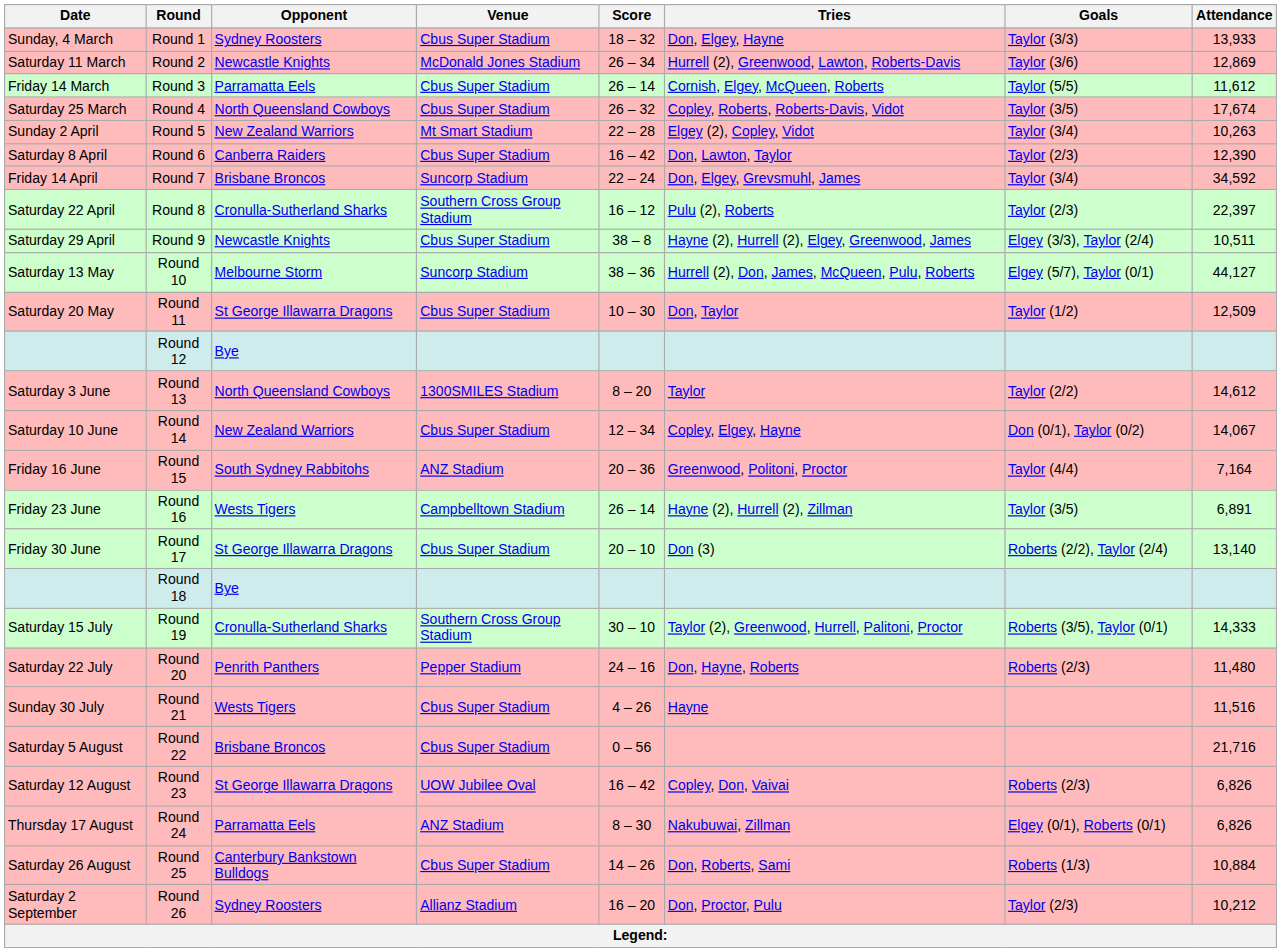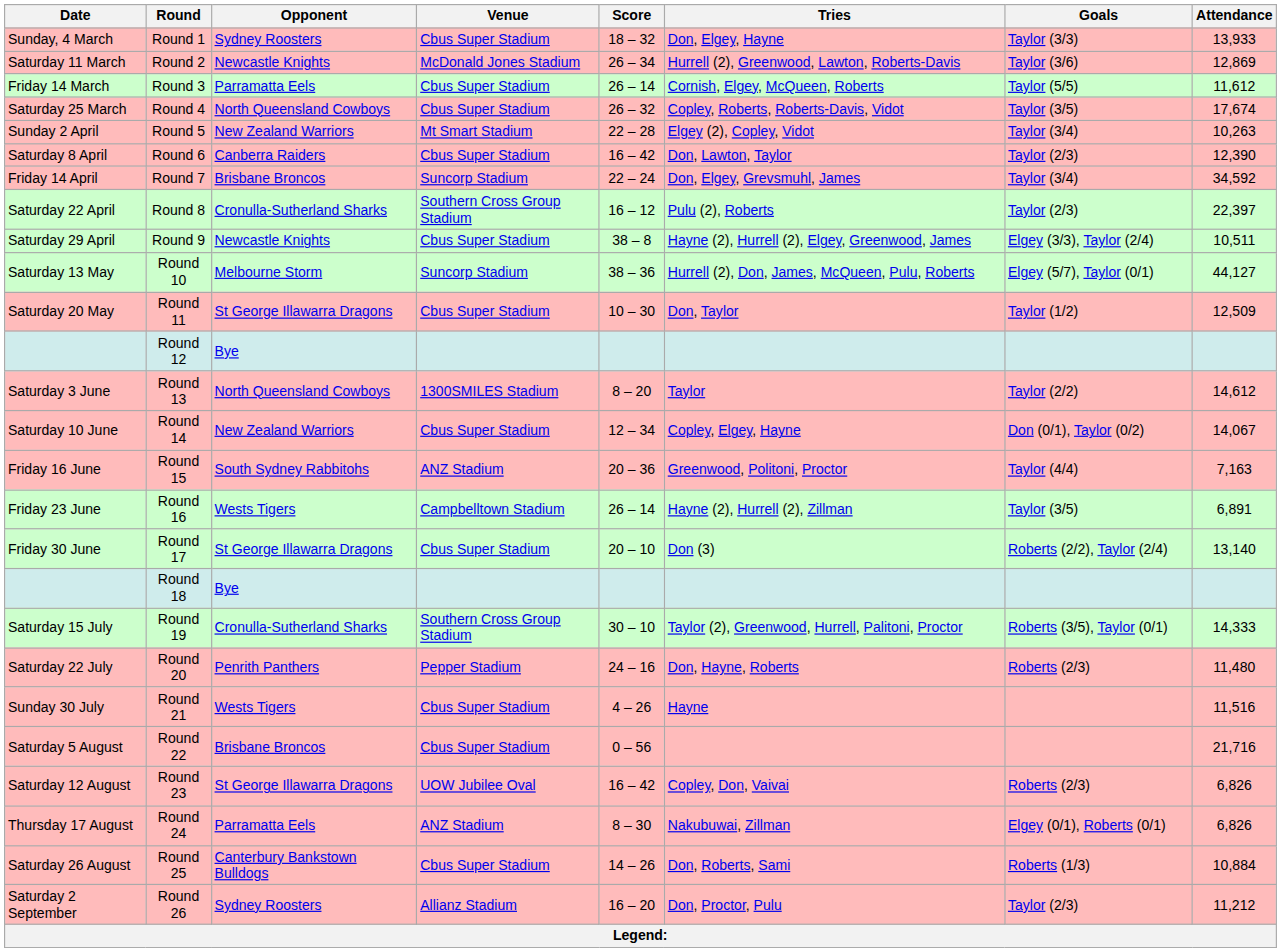(1234, 470) 7,164 -> (1234, 470) 7,163
(1234, 905) 10,212 -> (1234, 905) 11,212
